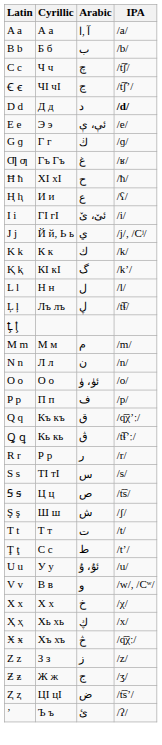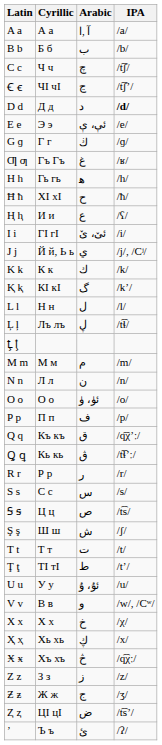+ row: (15, 178)
(49, 474) ТӀ тӀ -> (45, 492) С с
(45, 548) С с -> (49, 567) ТӀ тӀ
